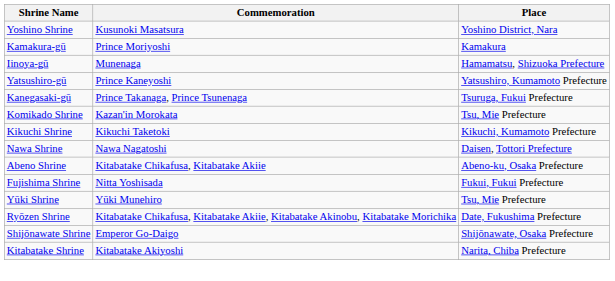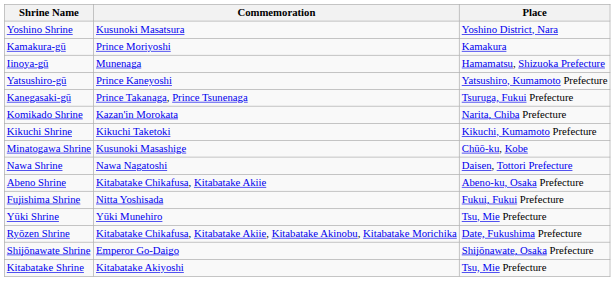(504, 115) Tsu, Mie Prefecture -> (514, 115) Narita, Chiba Prefecture
+ row: (49, 149)
(513, 251) Narita, Chiba Prefecture -> (504, 268) Tsu, Mie Prefecture
